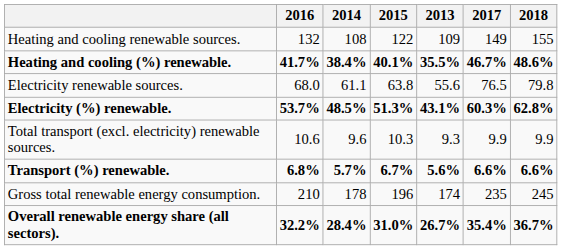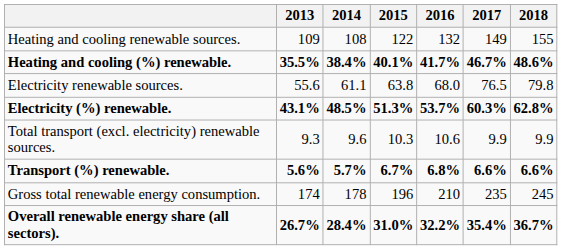columns swapped: (440, 16) <-> (300, 16)
